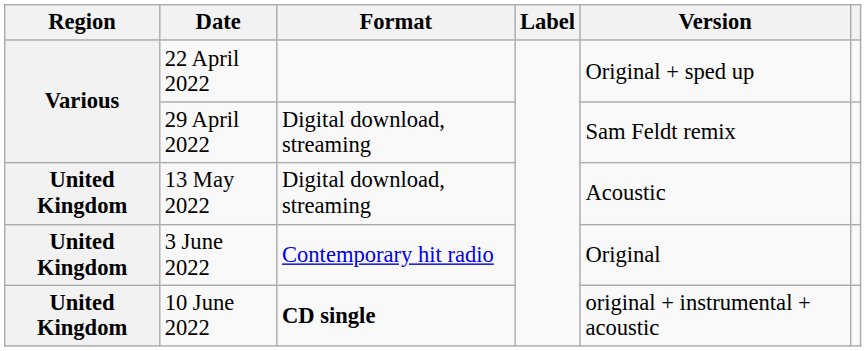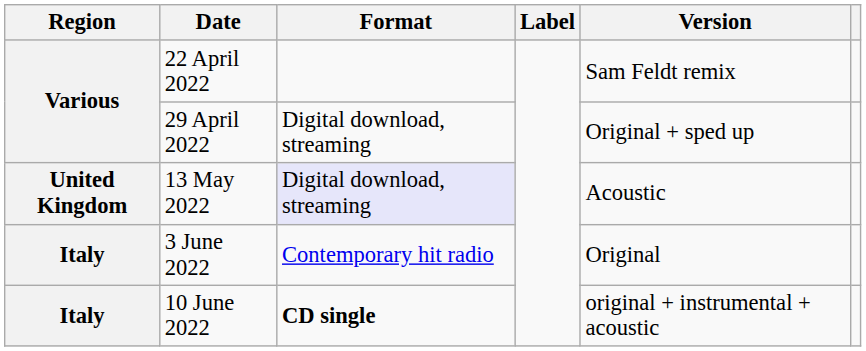(670, 70) Original + sped up -> (661, 70) Sam Feldt remix
(661, 132) Sam Feldt remix -> (670, 132) Original + sped up
(363, 193) no background -> (363, 193) lavender background
(82, 254) United Kingdom -> (82, 254) Italy
(82, 315) United Kingdom -> (82, 315) Italy
